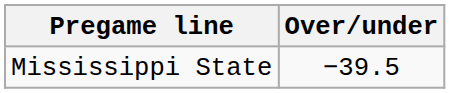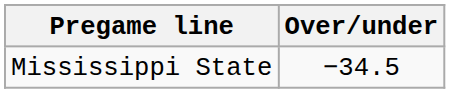(361, 68) −39.5 -> (361, 68) −34.5
